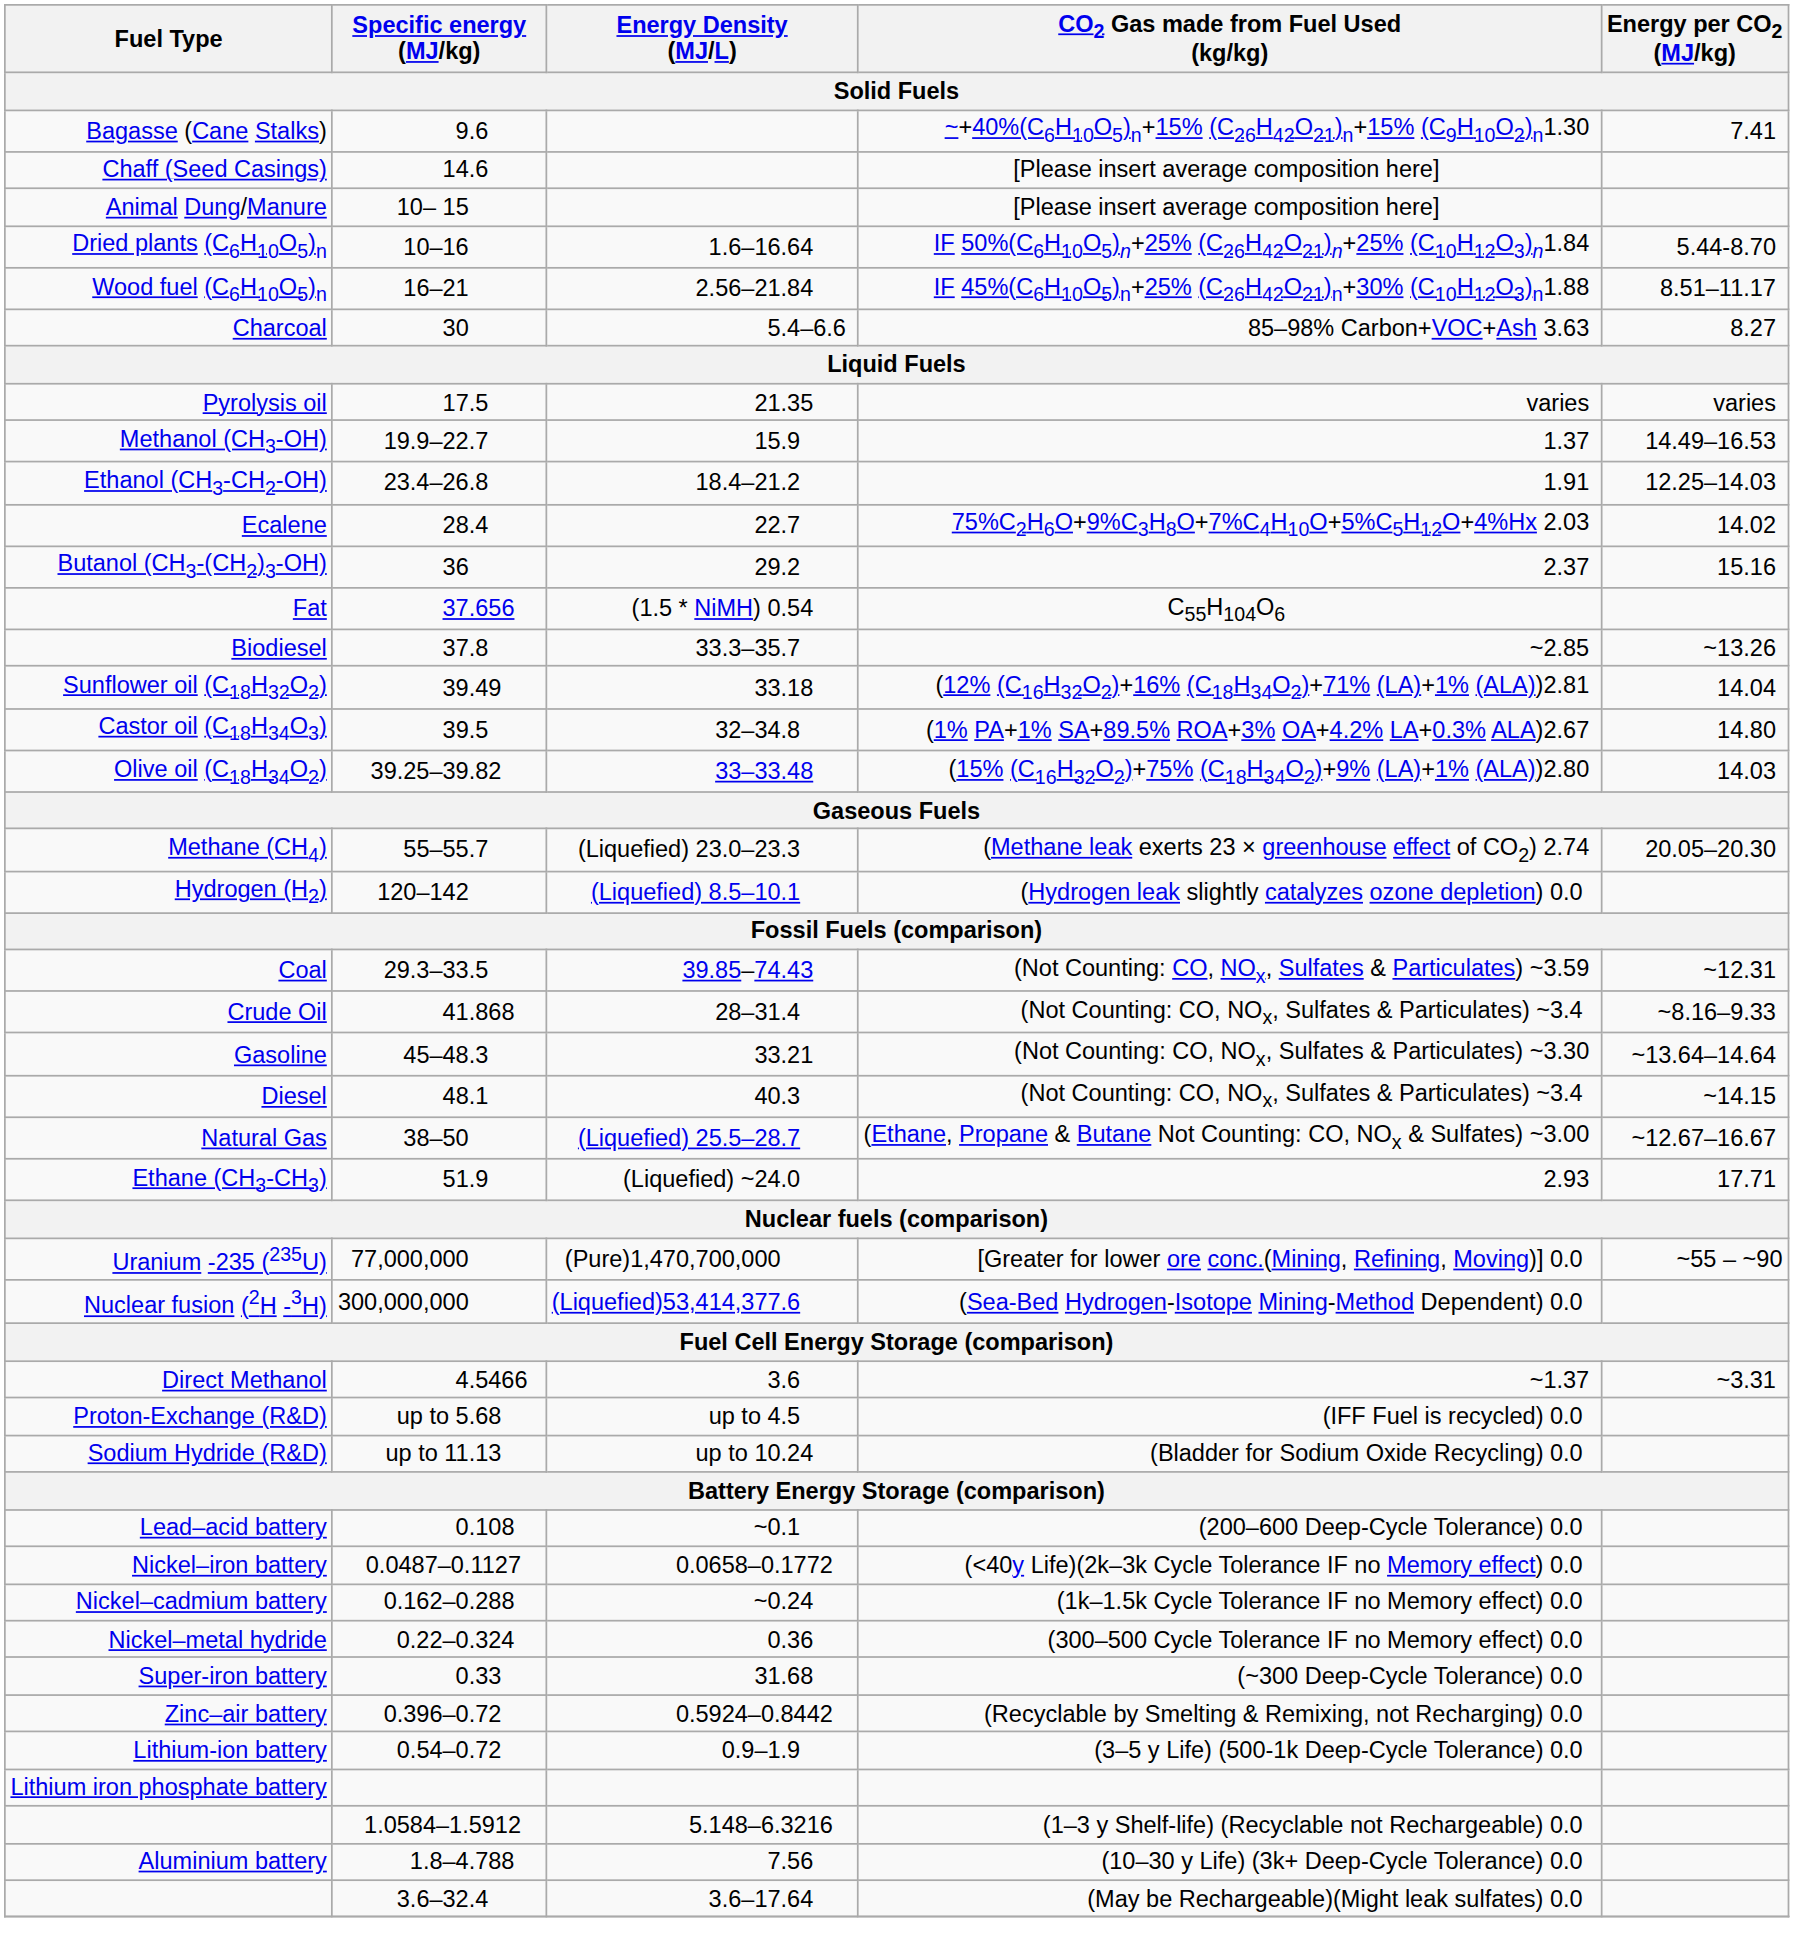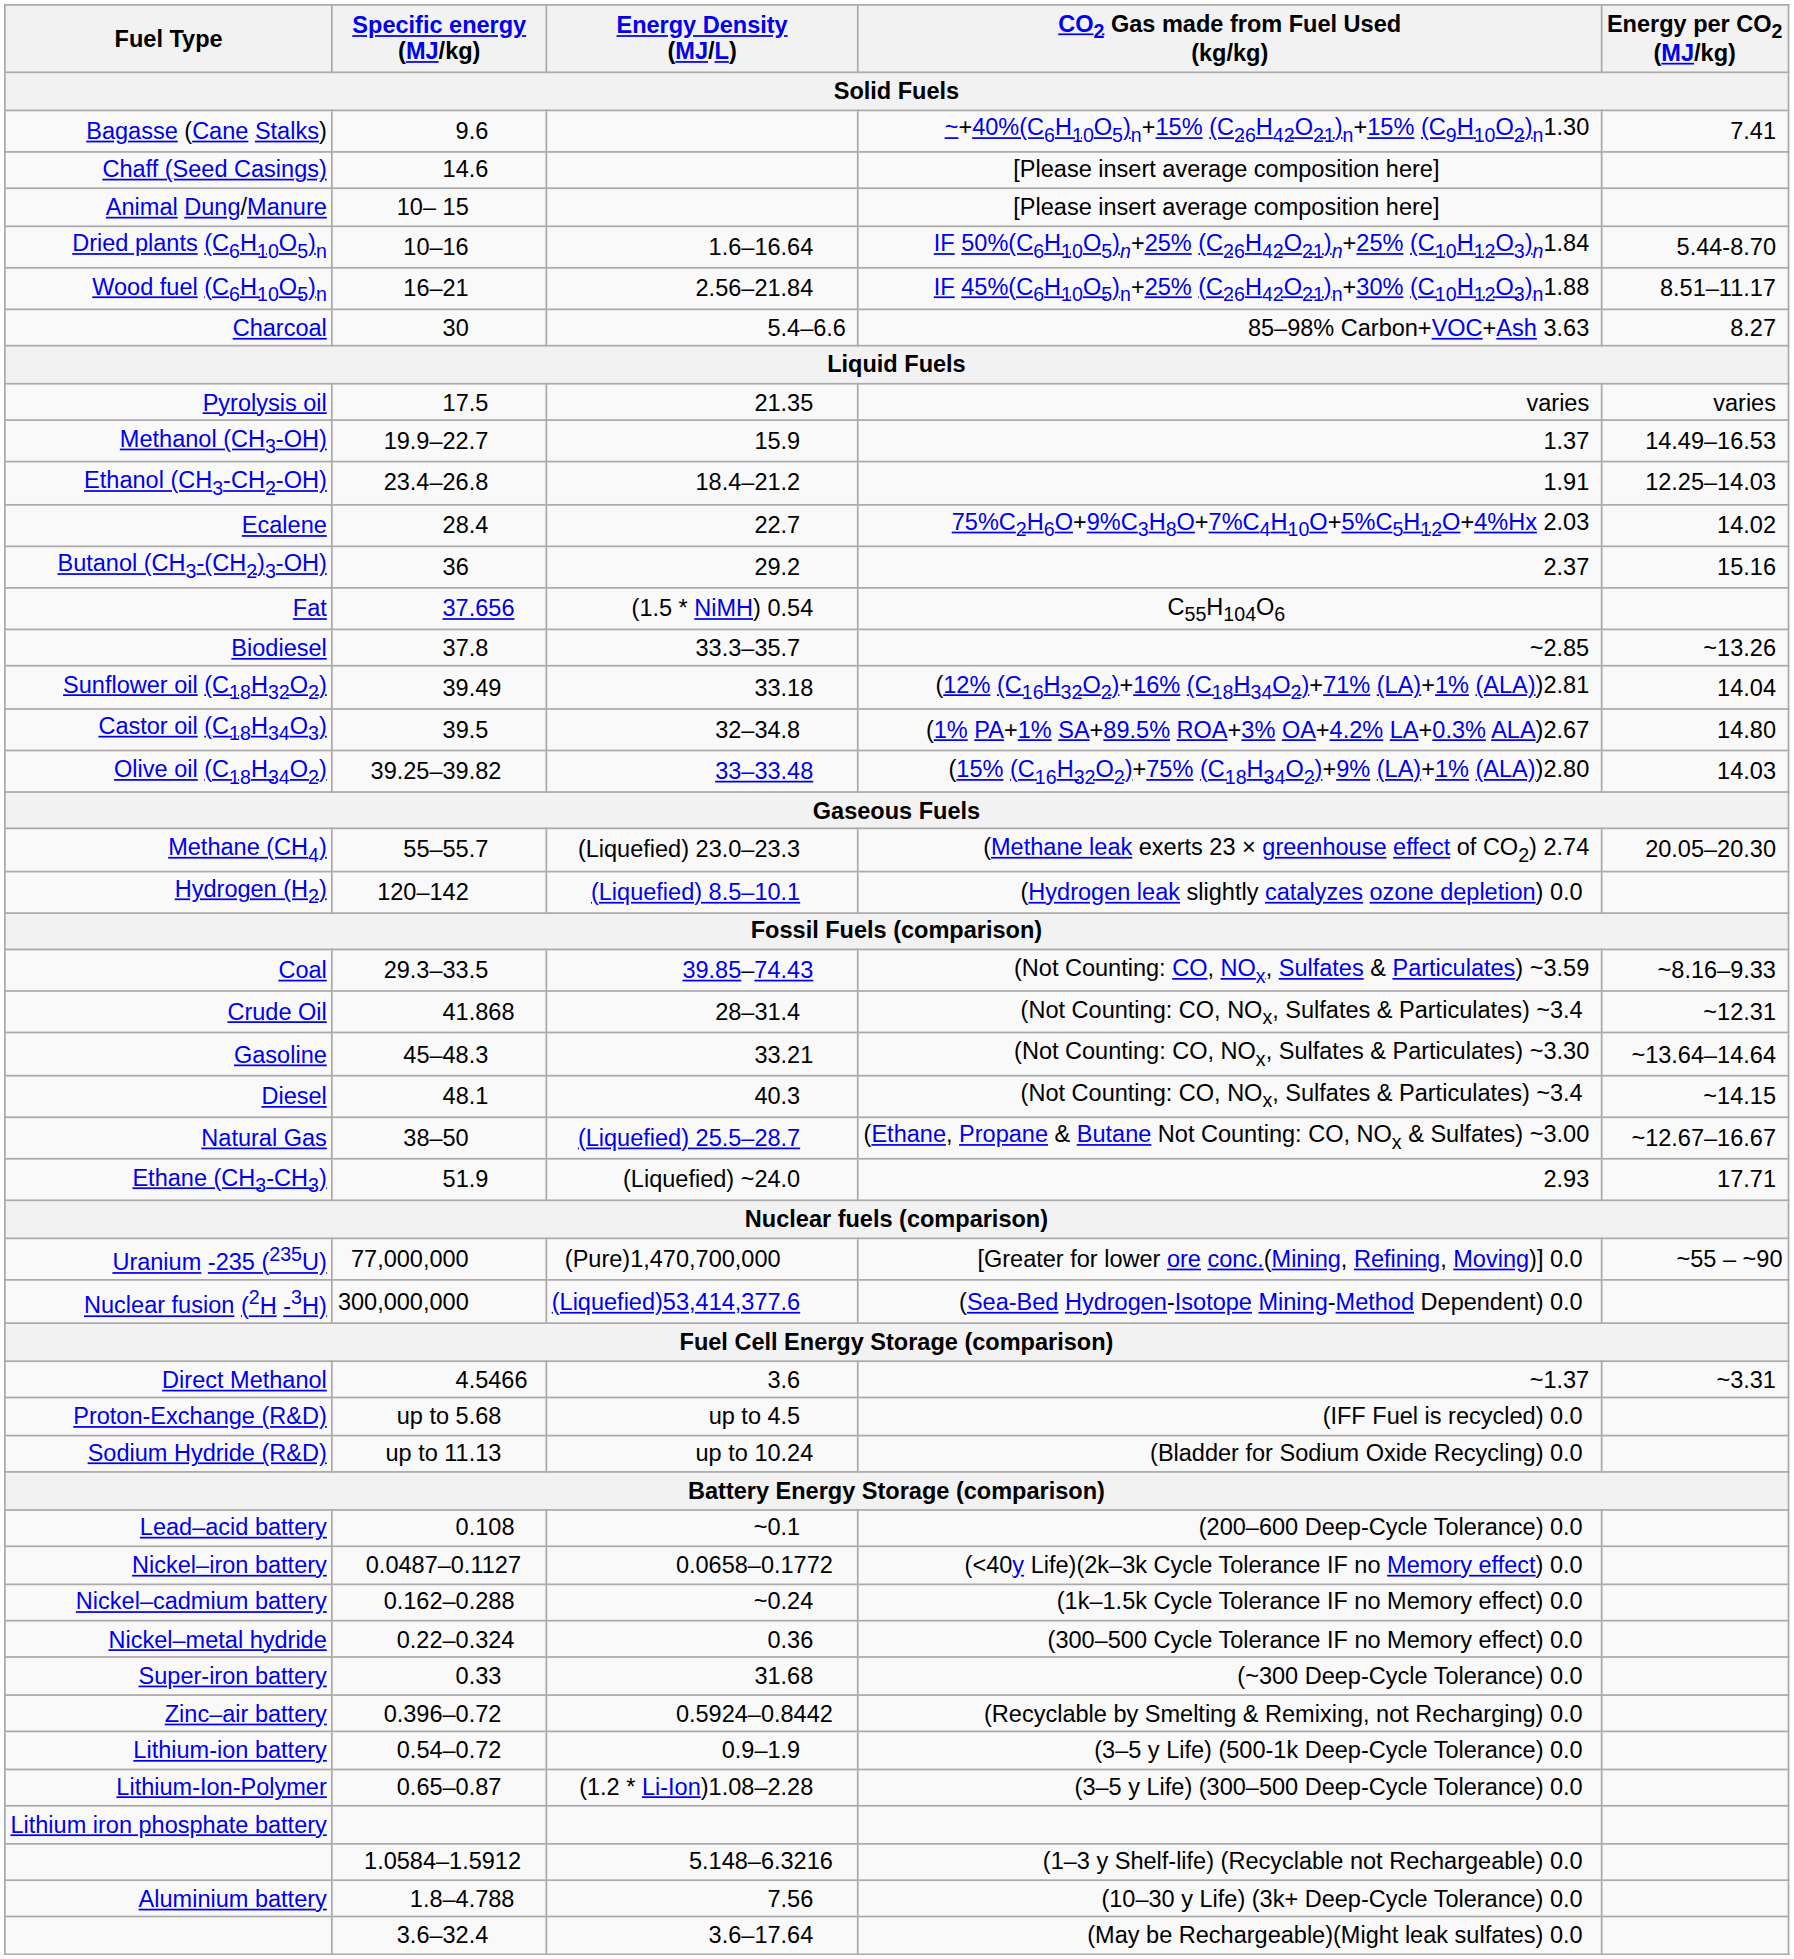(1743, 970) ~12.31 -> (1720, 970) ~8.16–9.33
(1720, 1012) ~8.16–9.33 -> (1743, 1012) ~12.31
+ row: (222, 1787)
